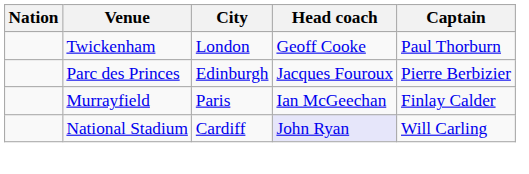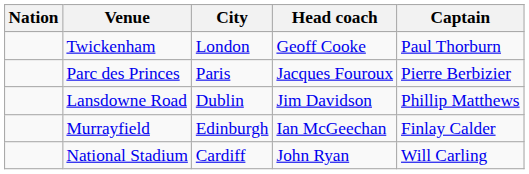(232, 73) Edinburgh -> (213, 73) Paris
+ row: (127, 100)
(213, 100) Paris -> (232, 127) Edinburgh
(313, 127) lavender background -> (313, 155) no background
